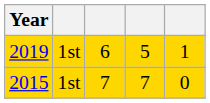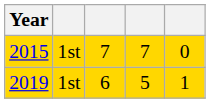rows swapped: (29, 82) <-> (29, 51)
